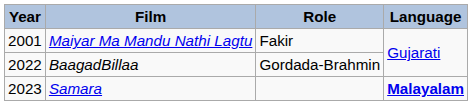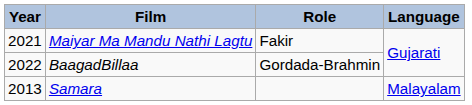(25, 41) 2001 -> (25, 41) 2021
(25, 89) 2023 -> (25, 89) 2013
(426, 89) bold -> (424, 89) normal
